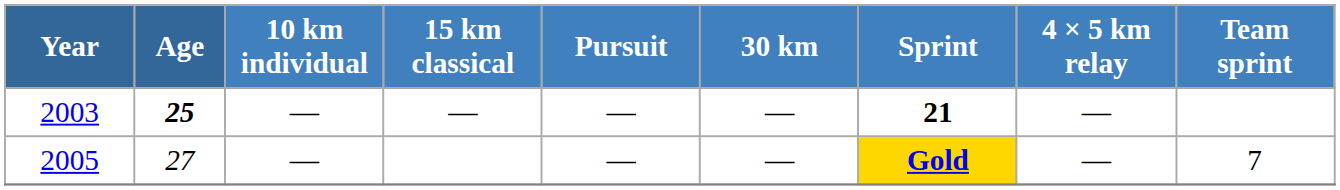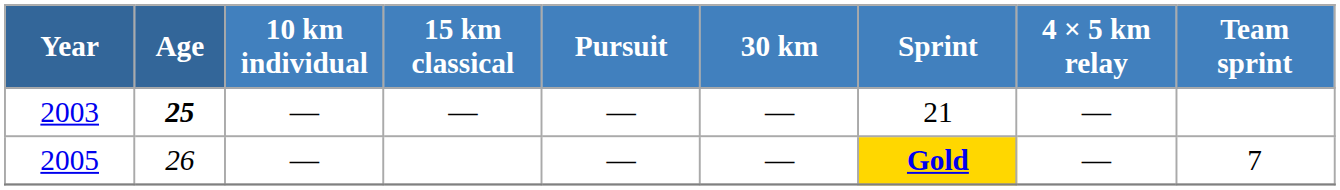(938, 111) bold -> (938, 111) normal
(180, 160) 27 -> (180, 160) 26
